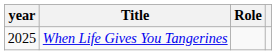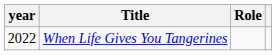(22, 38) 2025 -> (22, 38) 2022
